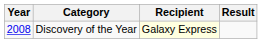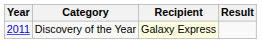(19, 30) 2008 -> (18, 30) 2011
